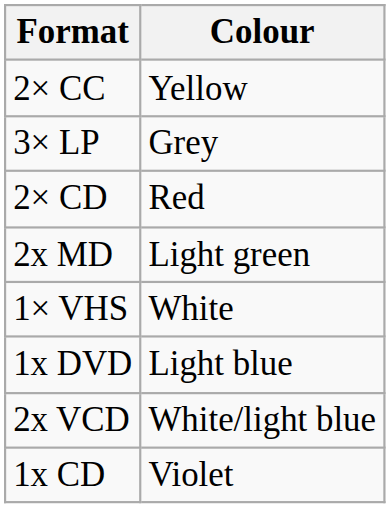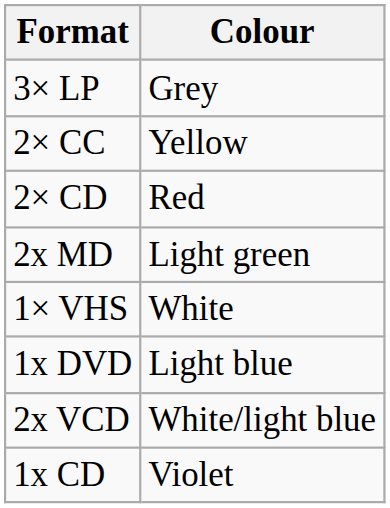rows swapped: (56, 142) <-> (59, 87)
